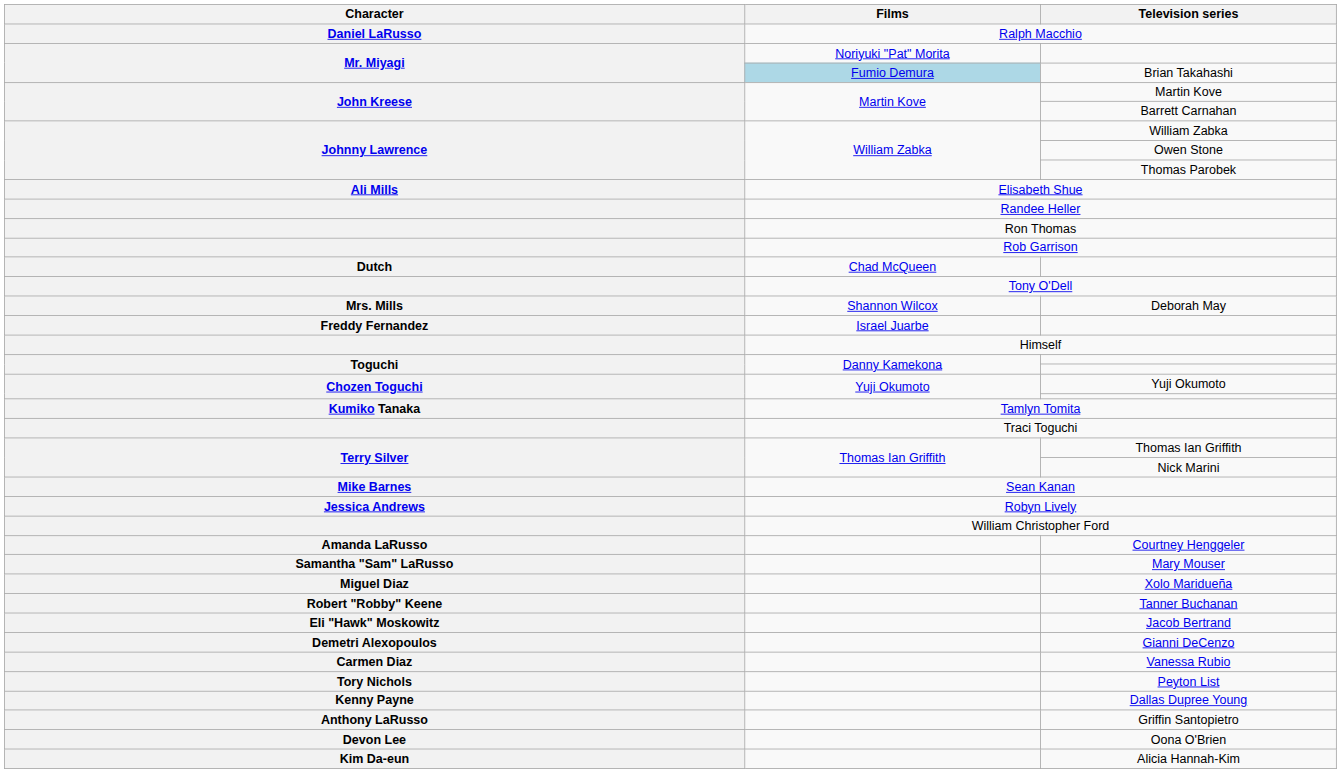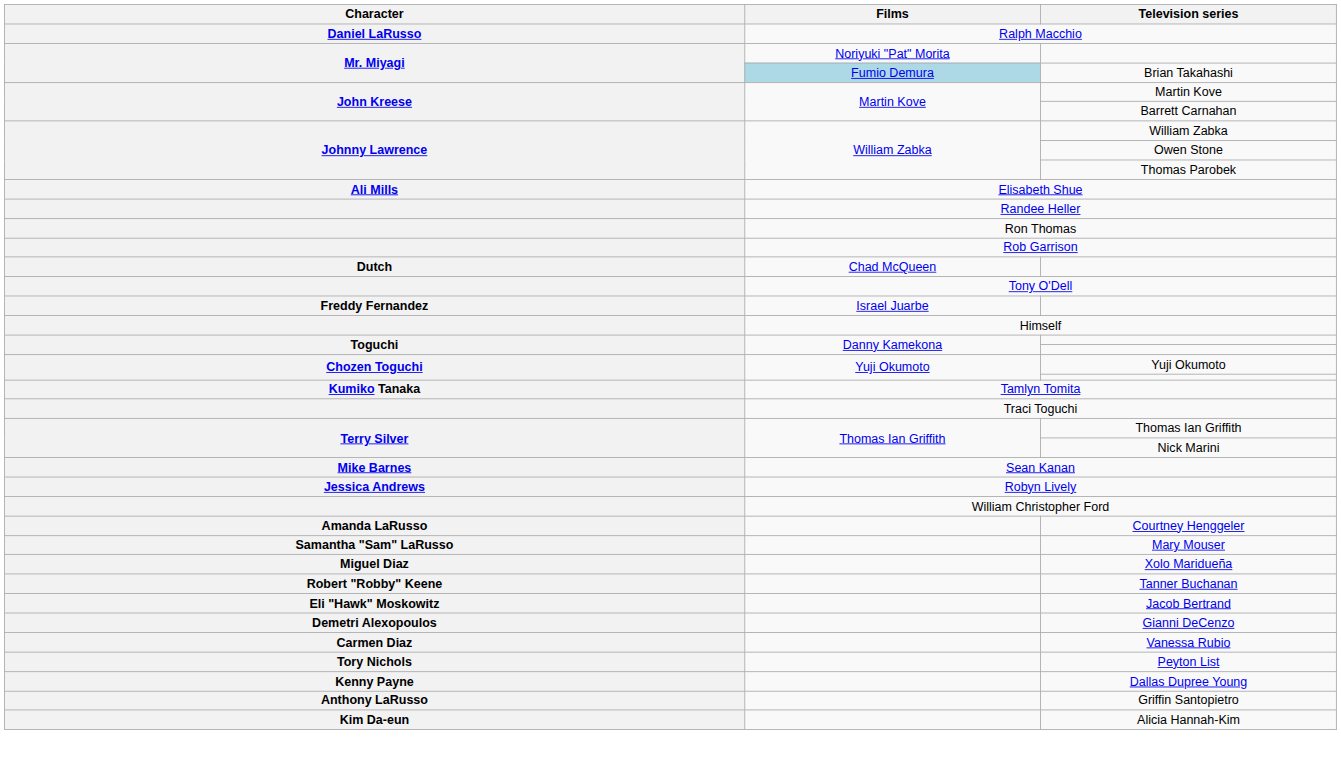- row: (374, 306)
- row: (374, 739)
